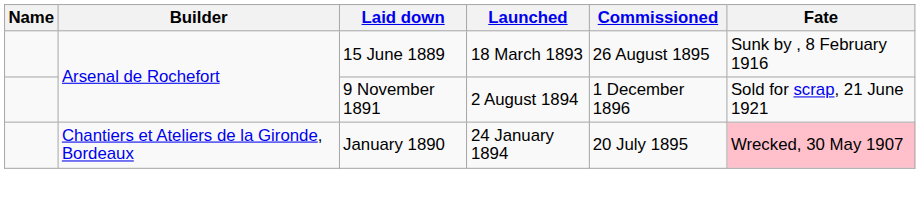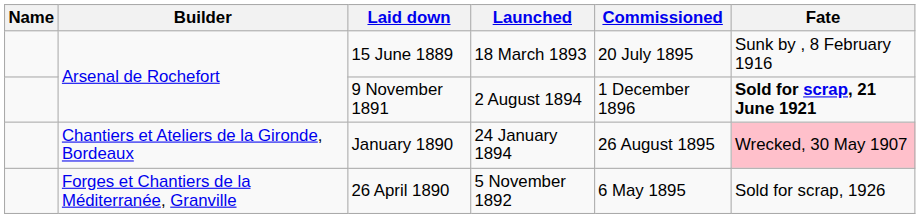(651, 53) 26 August 1895 -> (646, 53) 20 July 1895
(817, 99) normal -> (806, 99) bold
(640, 145) 20 July 1895 -> (656, 145) 26 August 1895
+ row: (400, 190)
